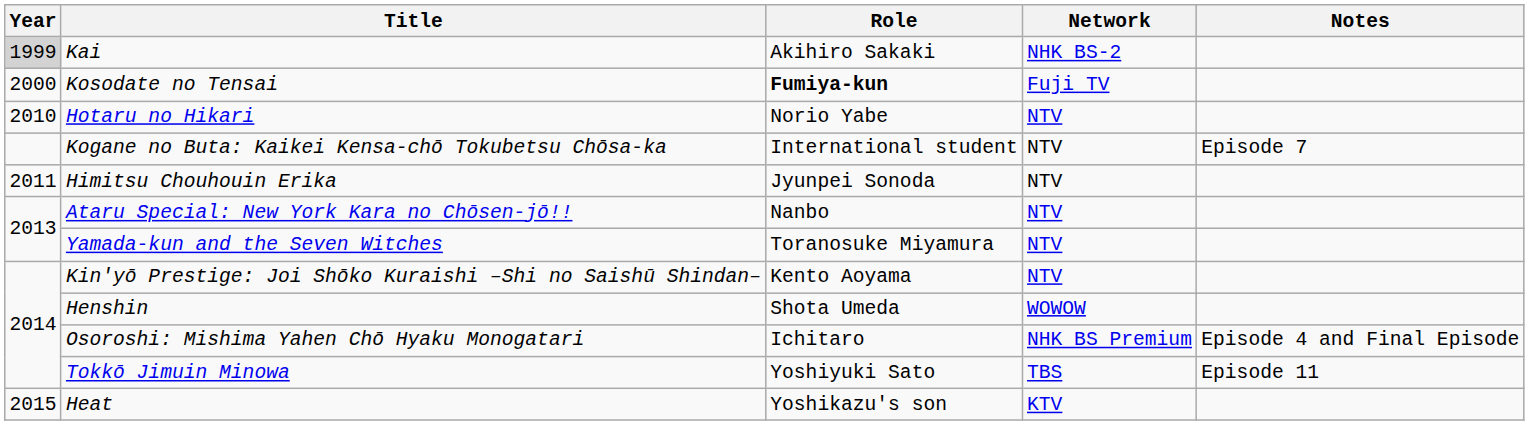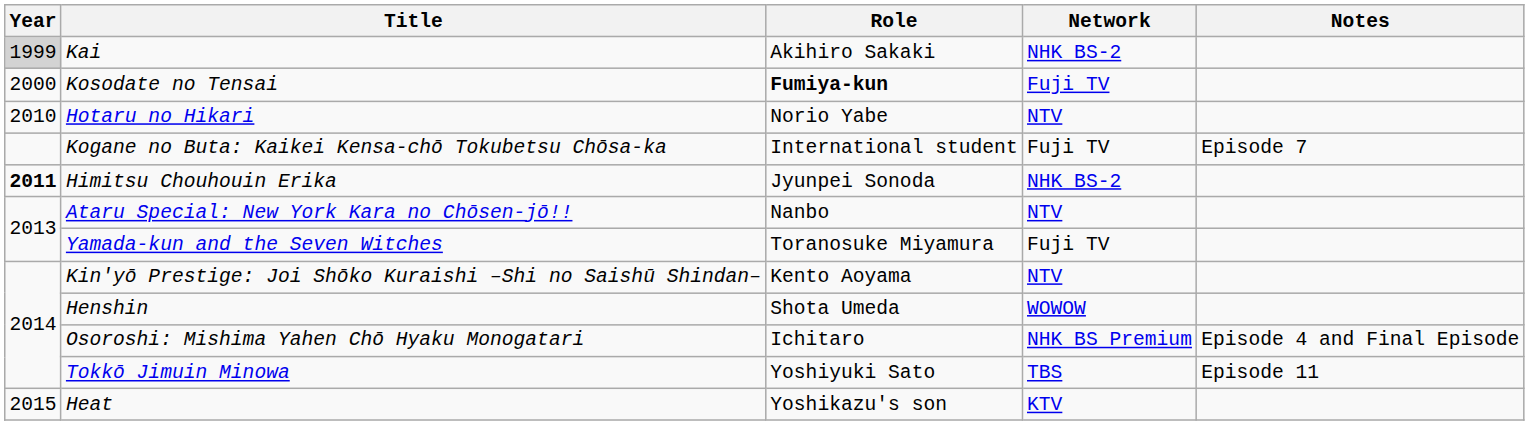(1045, 149) NTV -> (1068, 149) Fuji TV
(33, 181) normal -> (33, 181) bold
(1045, 181) NTV -> (1074, 181) NHK BS-2
(1045, 245) NTV -> (1068, 245) Fuji TV
